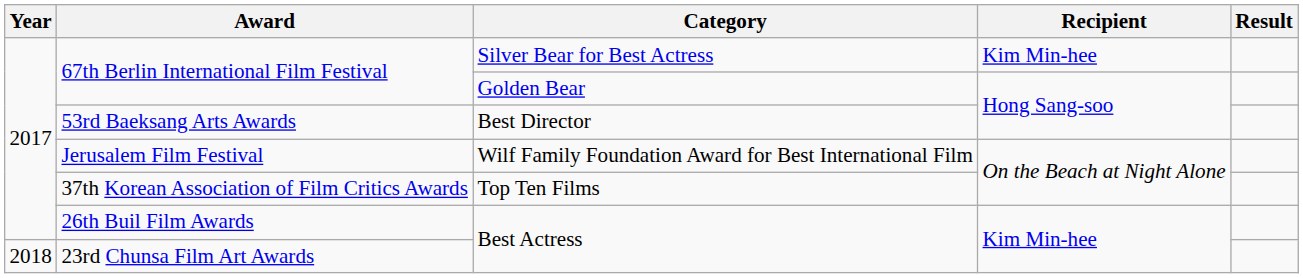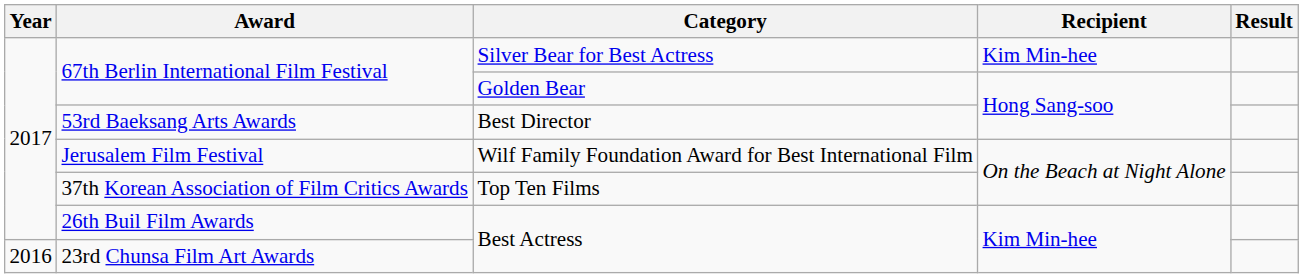(31, 255) 2018 -> (31, 255) 2016
